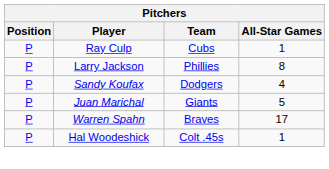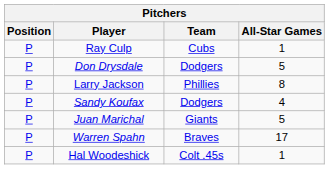+ row: (109, 66)
